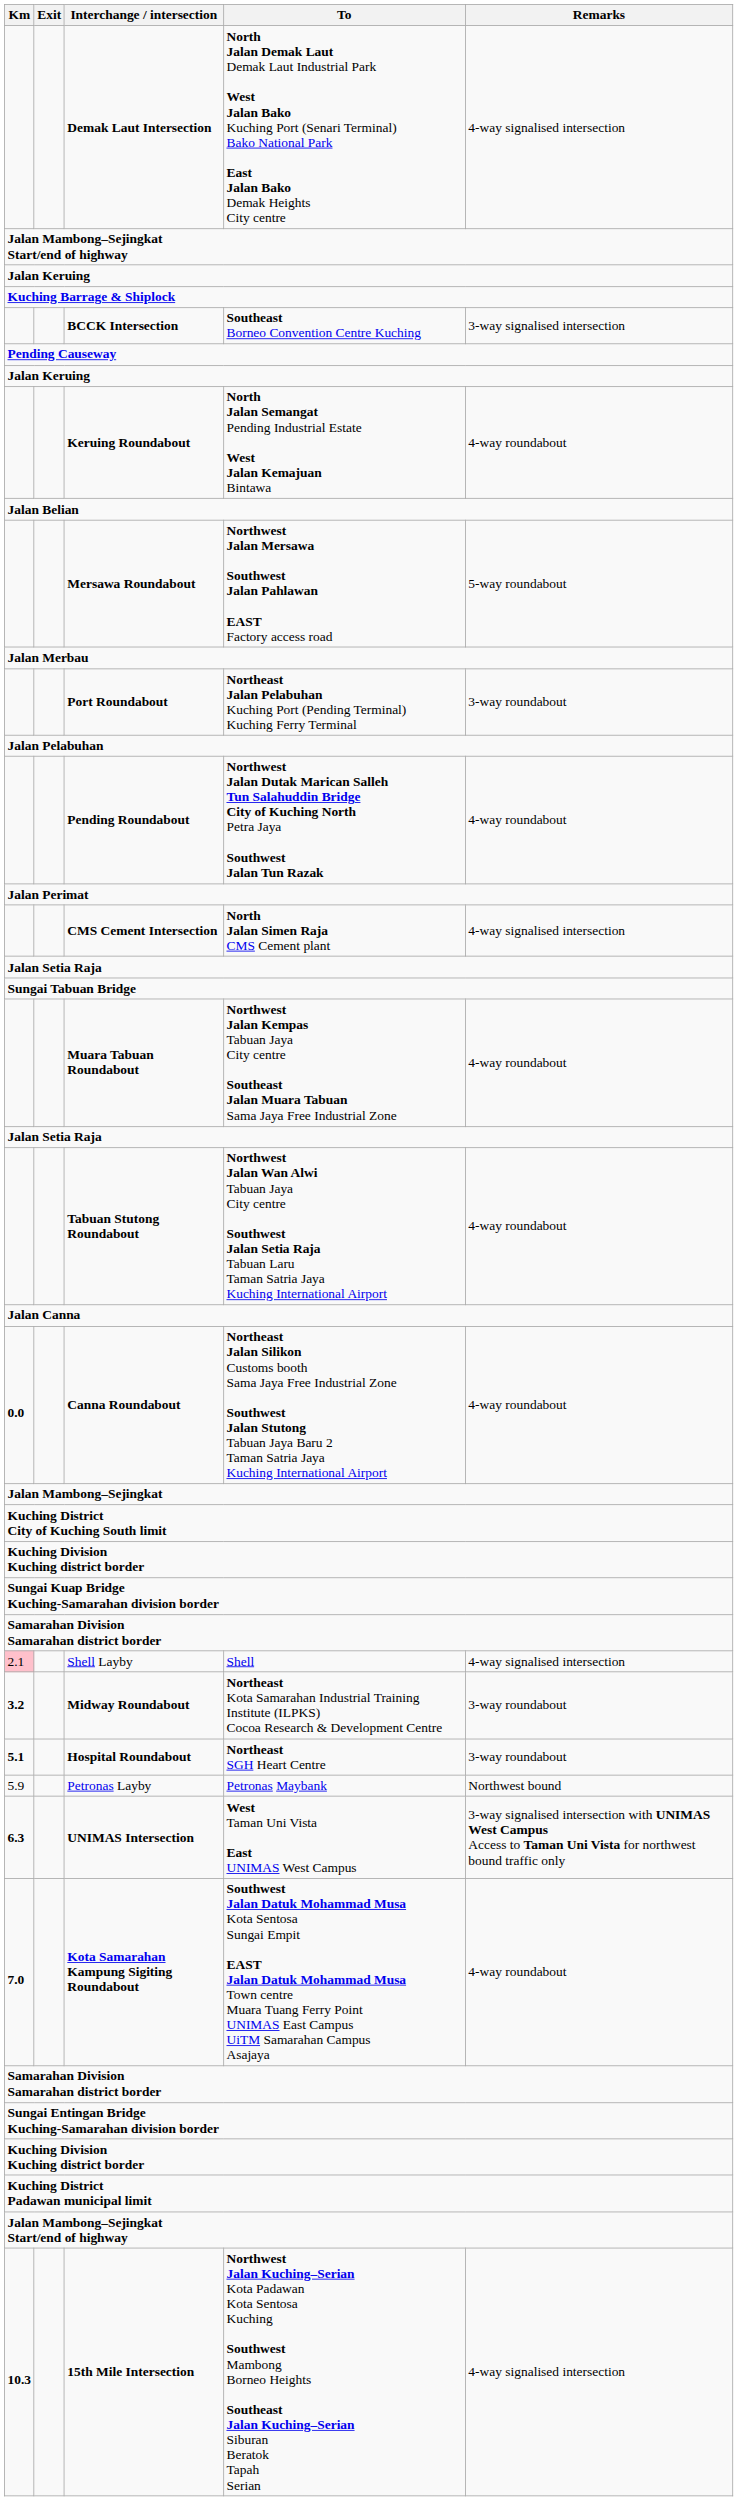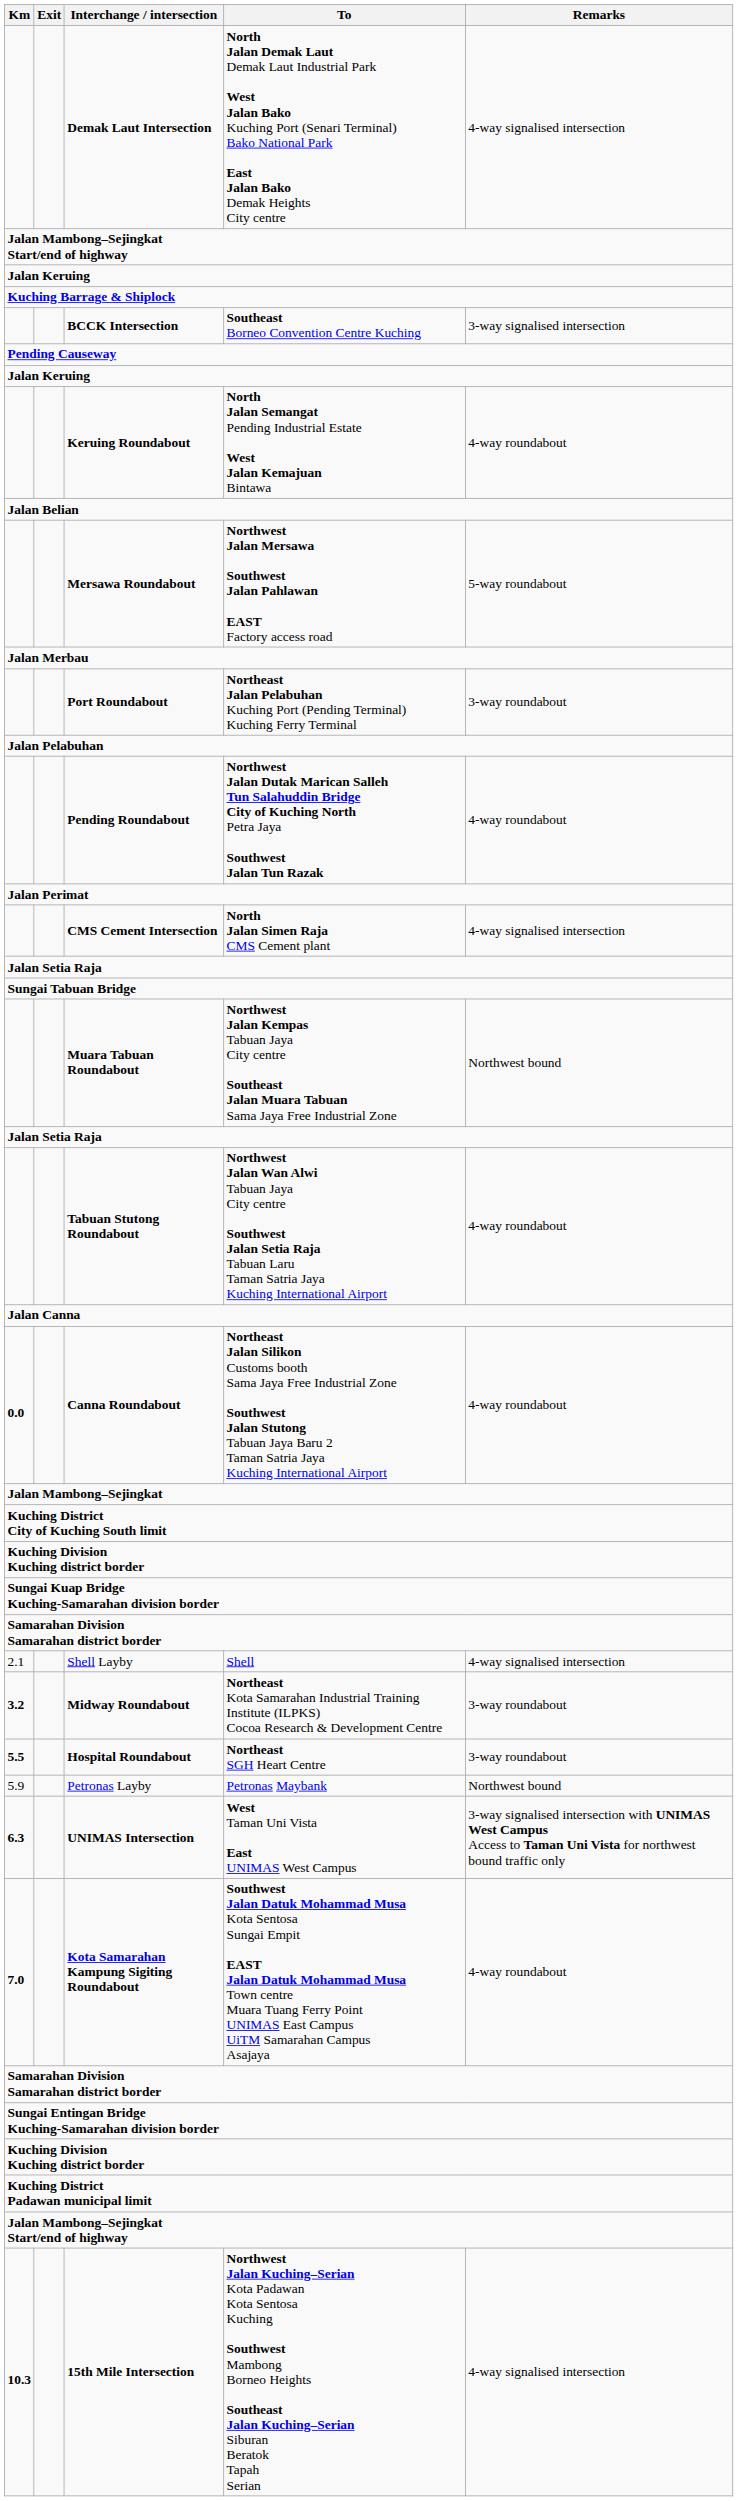(517, 1062) 4-way roundabout -> (515, 1062) Northwest bound
(16, 1661) pink background -> (16, 1661) no background
(16, 1757) 5.1 -> (16, 1757) 5.5
